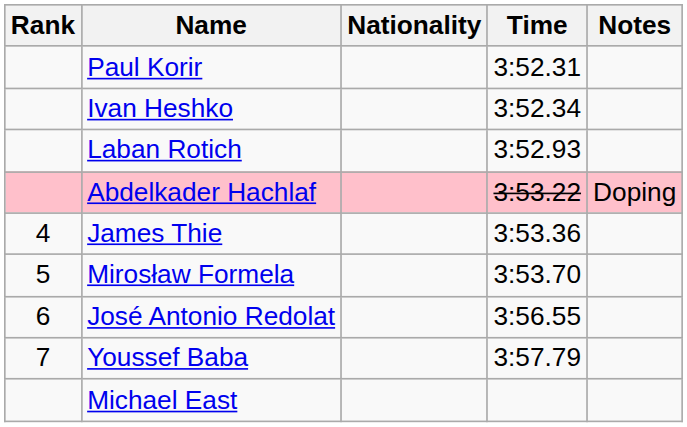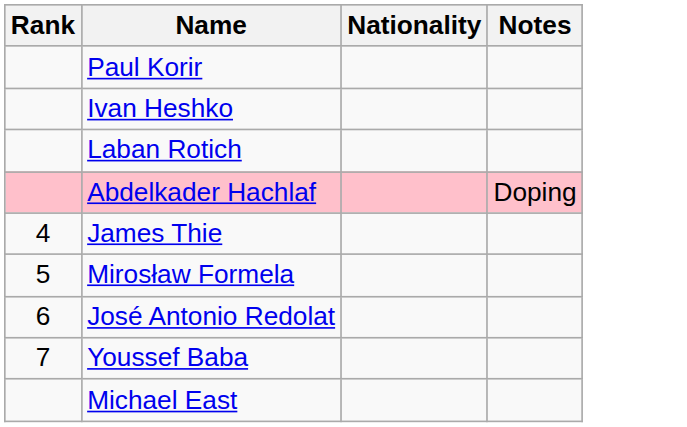- column: (537, 25)
